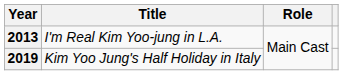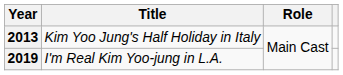(134, 37) I'm Real Kim Yoo-jung in L.A. -> (152, 37) Kim Yoo Jung's Half Holiday in Italy
(152, 59) Kim Yoo Jung's Half Holiday in Italy -> (134, 59) I'm Real Kim Yoo-jung in L.A.
